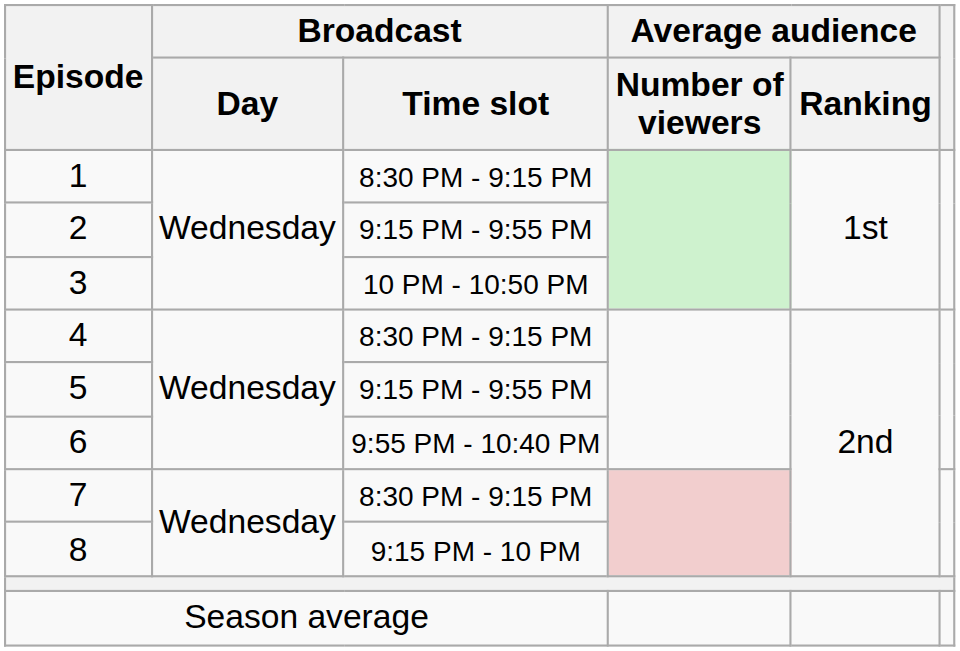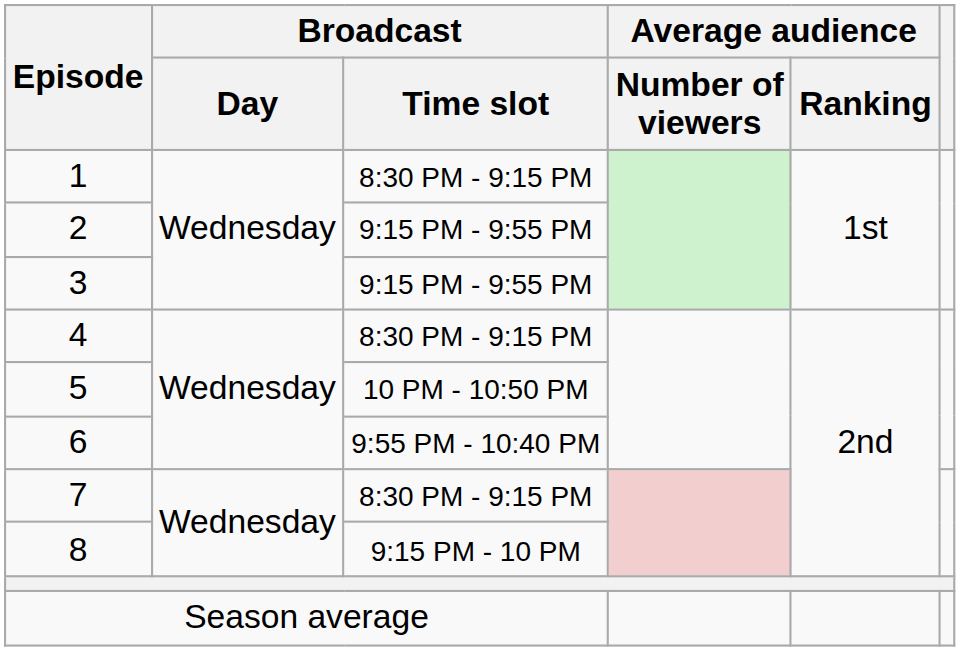(476, 284) 10 PM - 10:50 PM -> (476, 284) 9:15 PM - 9:55 PM
(476, 390) 9:15 PM - 9:55 PM -> (476, 390) 10 PM - 10:50 PM
